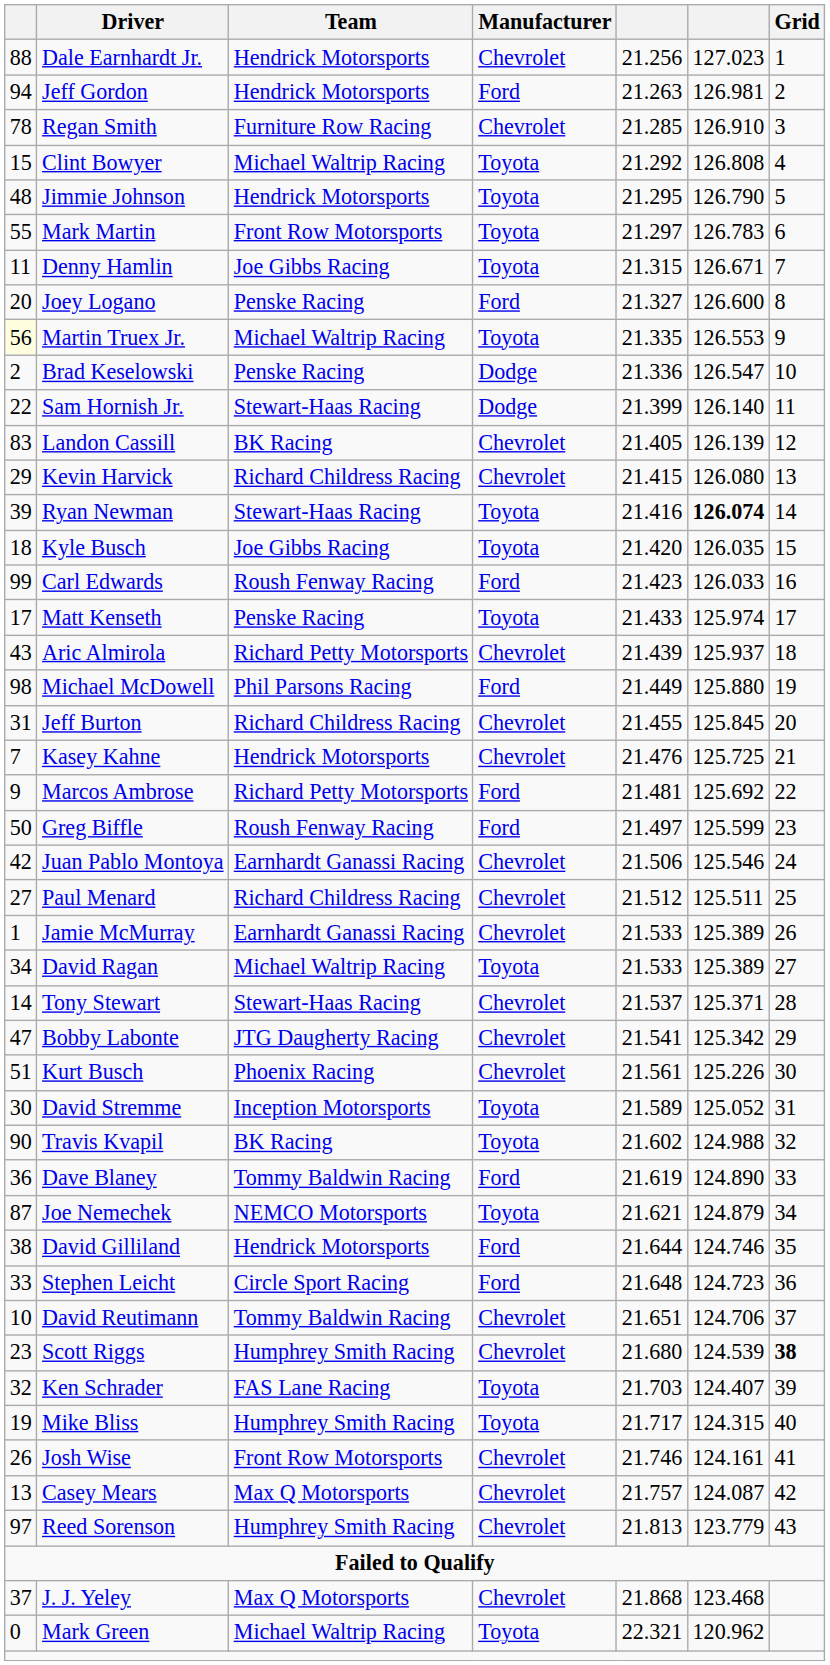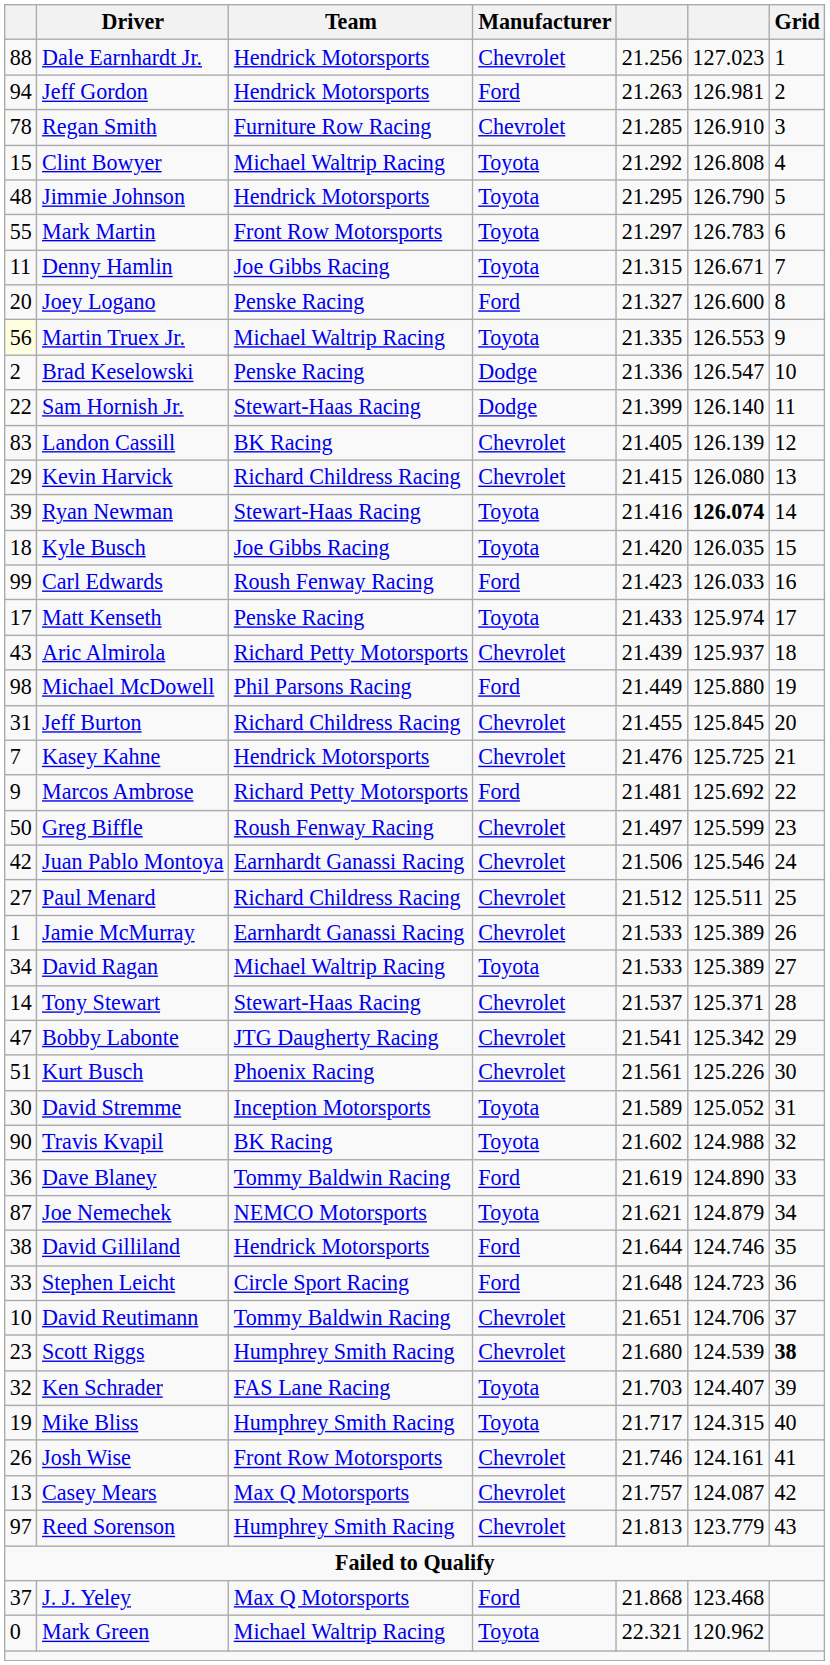(499, 827) Ford -> (522, 827) Chevrolet
(522, 1597) Chevrolet -> (499, 1597) Ford
